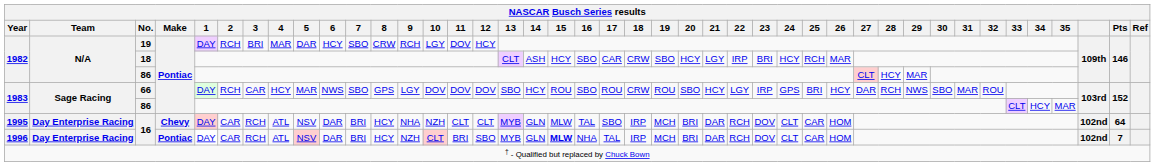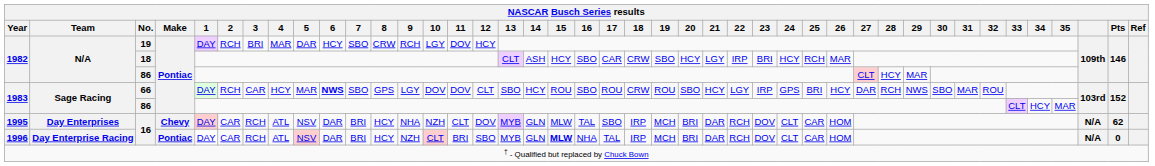(333, 90) normal -> (333, 90) bold
(486, 90) DOV -> (486, 90) CLT
(83, 122) Day Enterprise Racing -> (83, 122) Day Enterprises
(486, 122) CLT -> (486, 122) DOV
(1094, 122) 102nd -> (1093, 122) N/A
(1120, 122) 64 -> (1118, 122) 62
(1094, 137) 102nd -> (1093, 137) N/A
(1120, 137) 7 -> (1118, 137) 0
